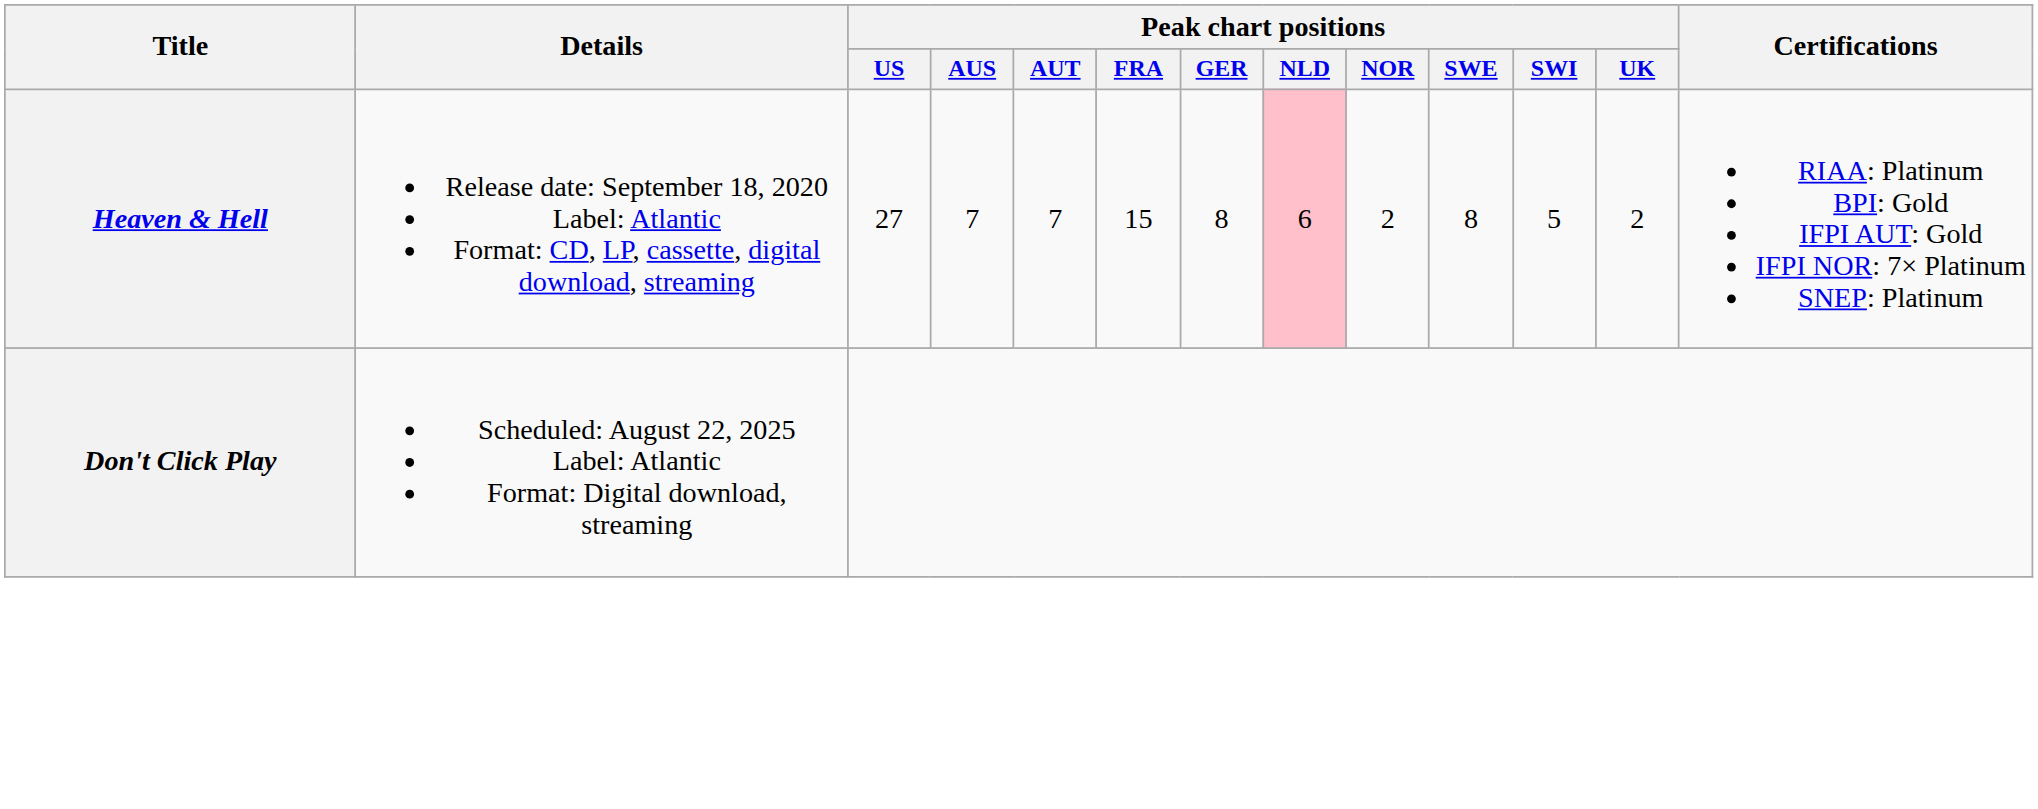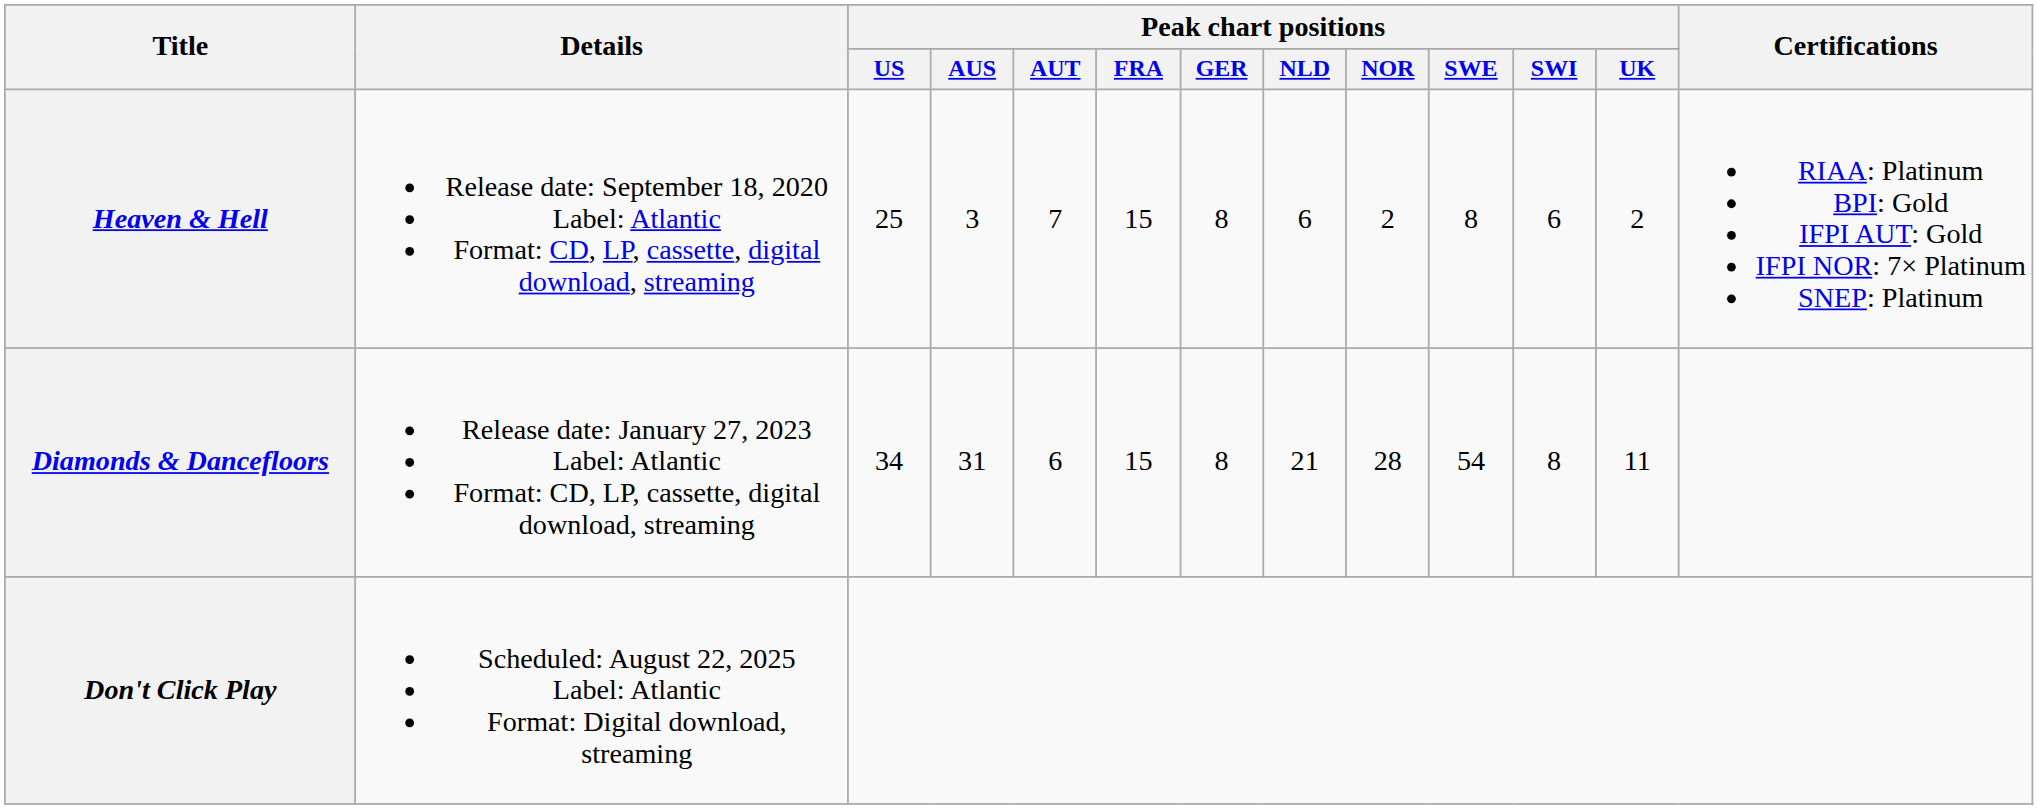(889, 218) 27 -> (889, 218) 25
(972, 218) 7 -> (972, 218) 3
(1305, 218) pink background -> (1305, 218) no background
(1554, 218) 5 -> (1554, 218) 6
+ row: (180, 461)
